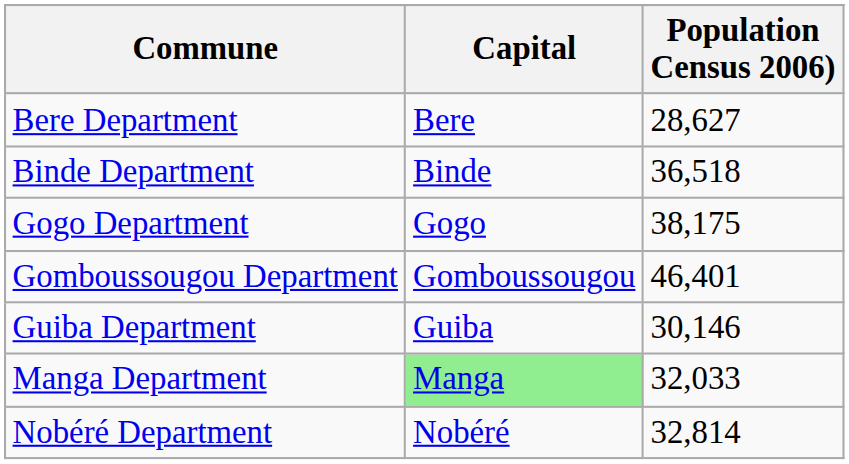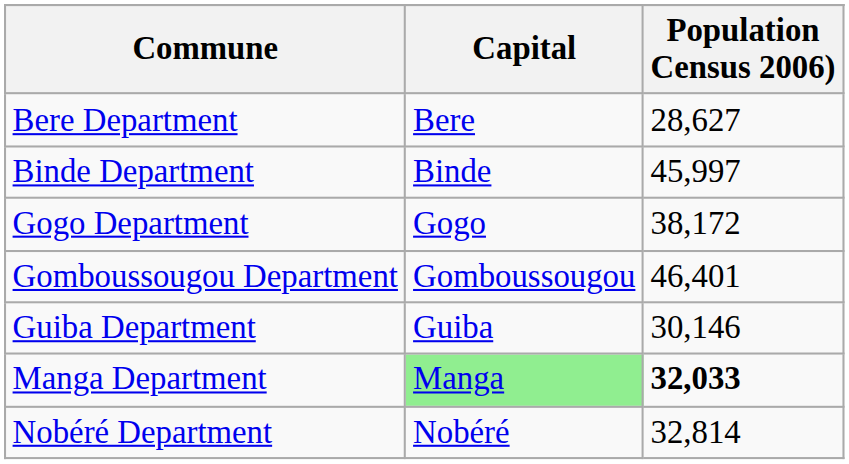(696, 171) 36,518 -> (696, 171) 45,997
(696, 223) 38,175 -> (696, 223) 38,172
(696, 379) normal -> (696, 379) bold
